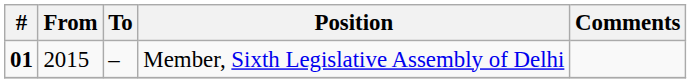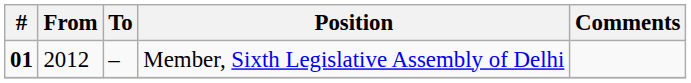(66, 58) 2015 -> (66, 58) 2012
